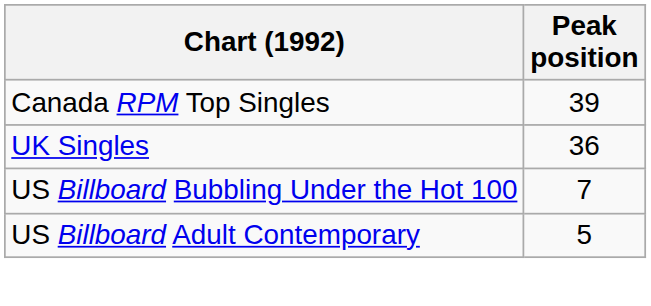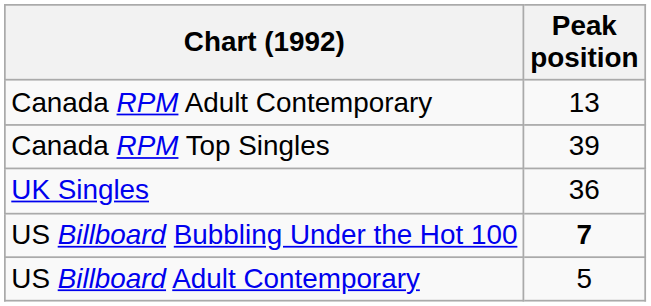+ row: (222, 102)
(584, 190) normal -> (584, 234) bold
